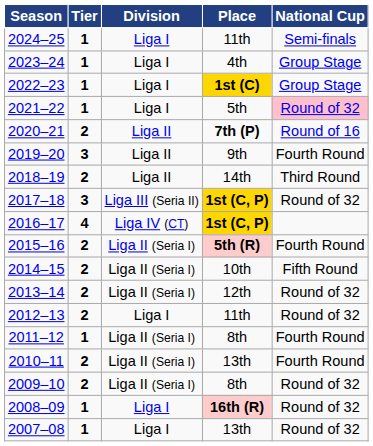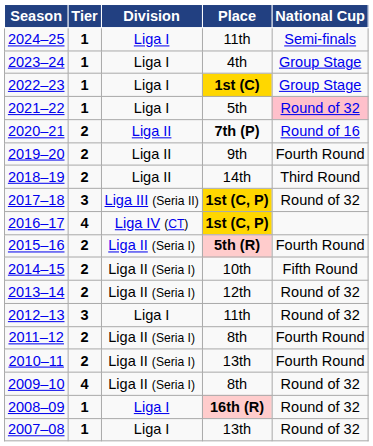(85, 154) 3 -> (85, 154) 2
(85, 315) 2 -> (85, 315) 3
(85, 338) 1 -> (85, 338) 2
(85, 384) 2 -> (85, 384) 4
